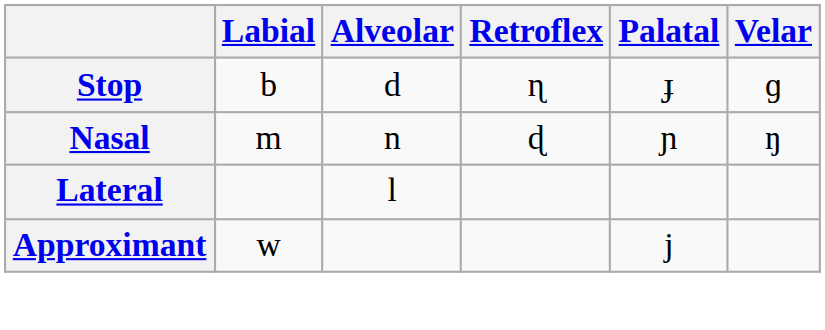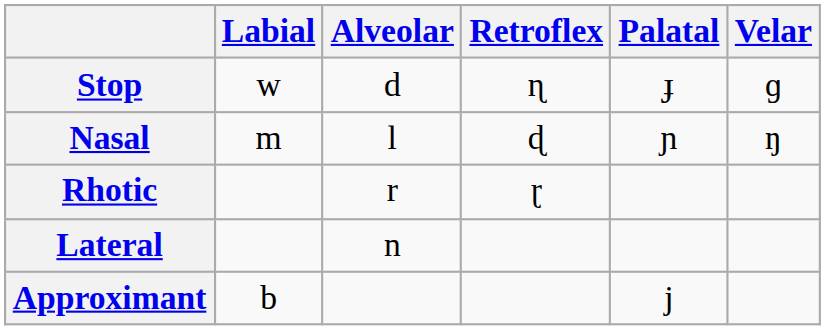(269, 84) b -> (269, 84) w
(392, 137) n -> (392, 137) l
+ row: (110, 191)
(392, 191) l -> (392, 244) n
(269, 244) w -> (269, 297) b
